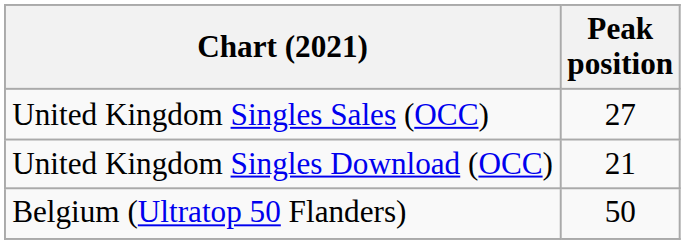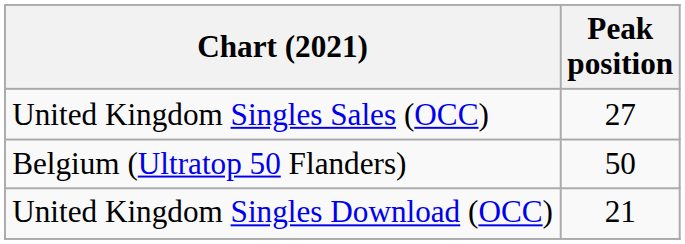rows swapped: (283, 163) <-> (209, 212)
